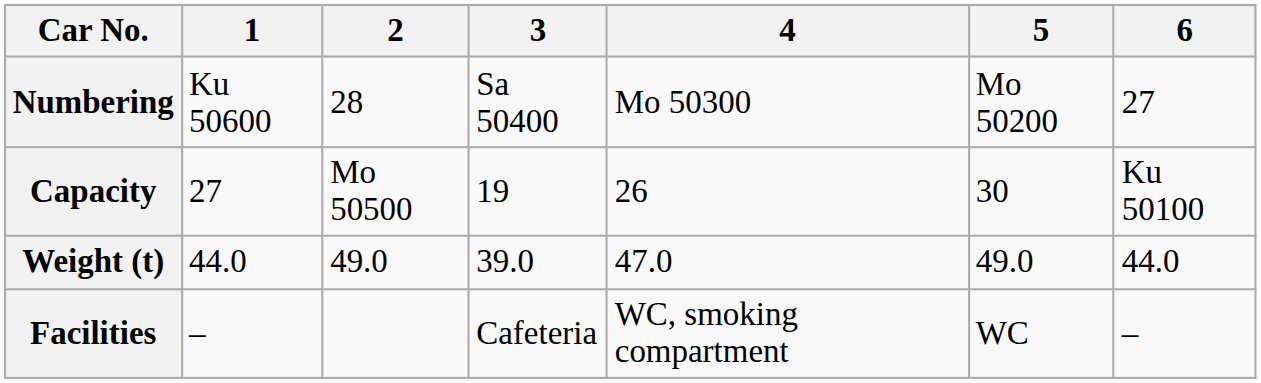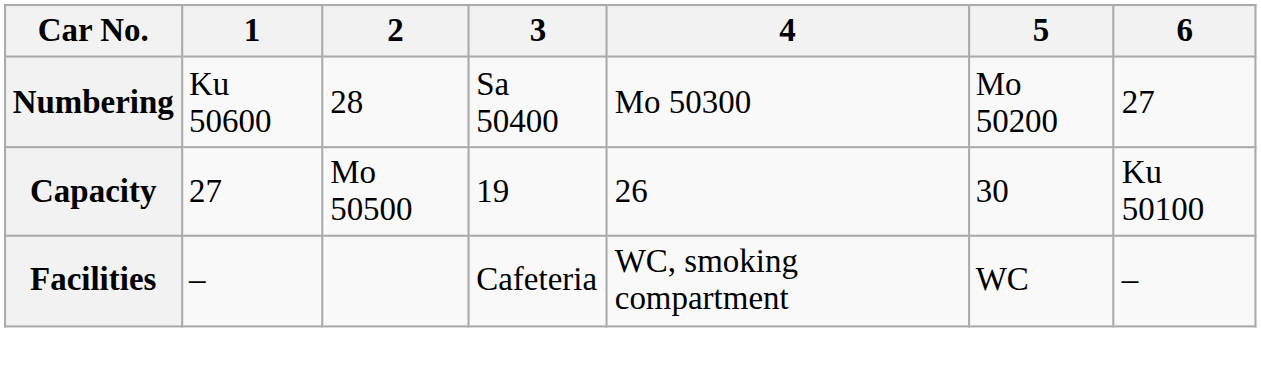- row: (93, 261)
